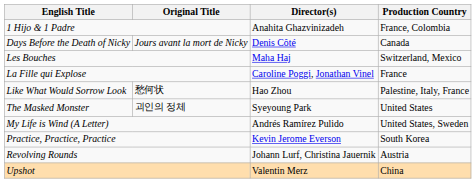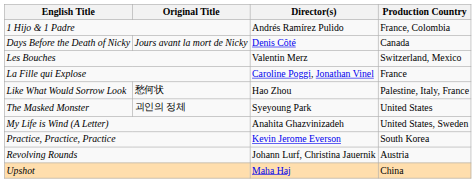(298, 27) Anahita Ghazvinizadeh -> (298, 27) Andrés Ramírez Pulido
(271, 58) Maha Haj -> (280, 58) Valentin Merz
(298, 124) Andrés Ramírez Pulido -> (298, 124) Anahita Ghazvinizadeh
(280, 170) Valentin Merz -> (271, 170) Maha Haj
